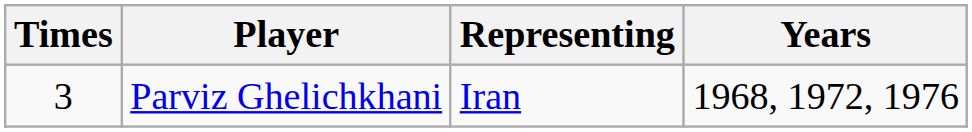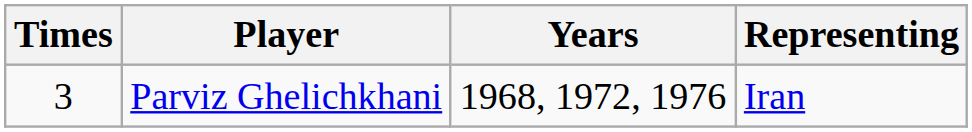columns swapped: (567, 34) <-> (826, 34)
